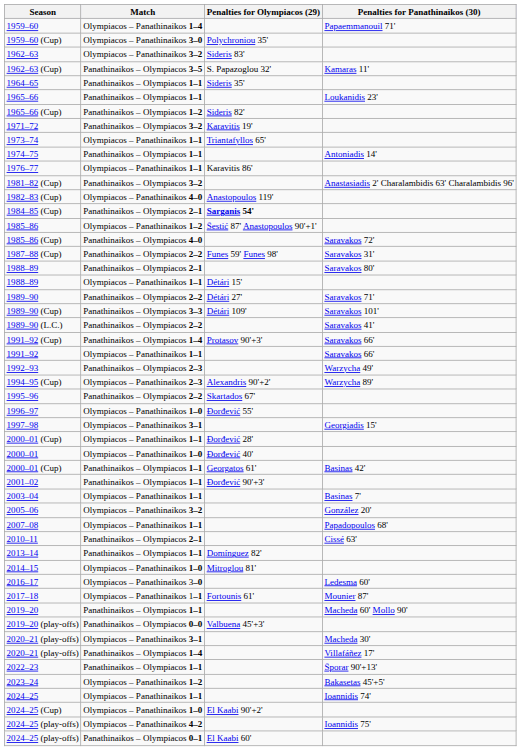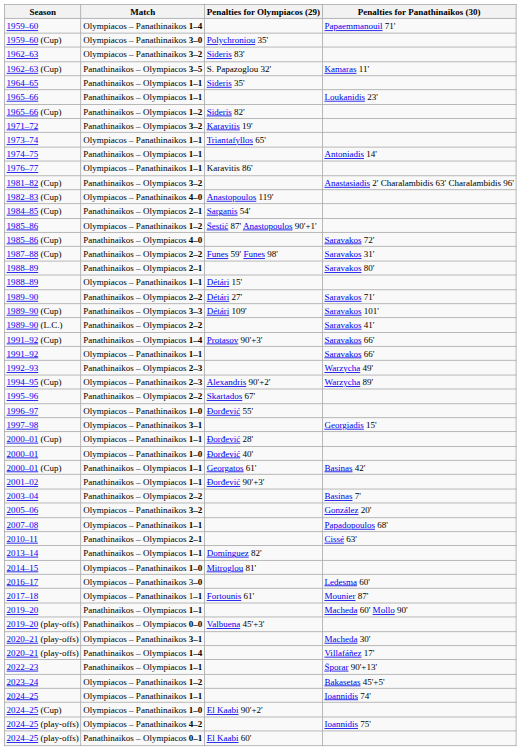(230, 211) bold -> (229, 211) normal
(143, 496) Olympiacos – Panathinaikos 1–1 -> (143, 496) Panathinaikos – Olympiacos 2–2
